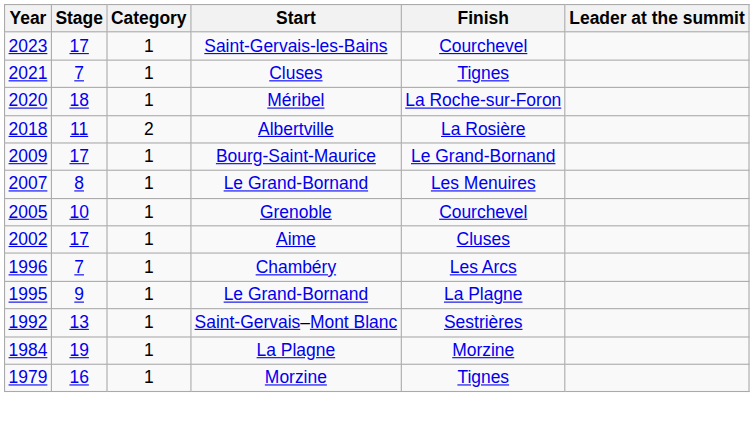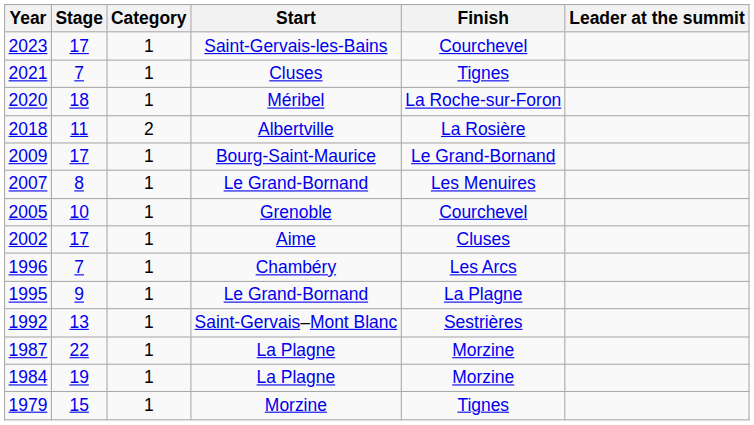+ row: (28, 350)
(79, 377) 16 -> (79, 405) 15
